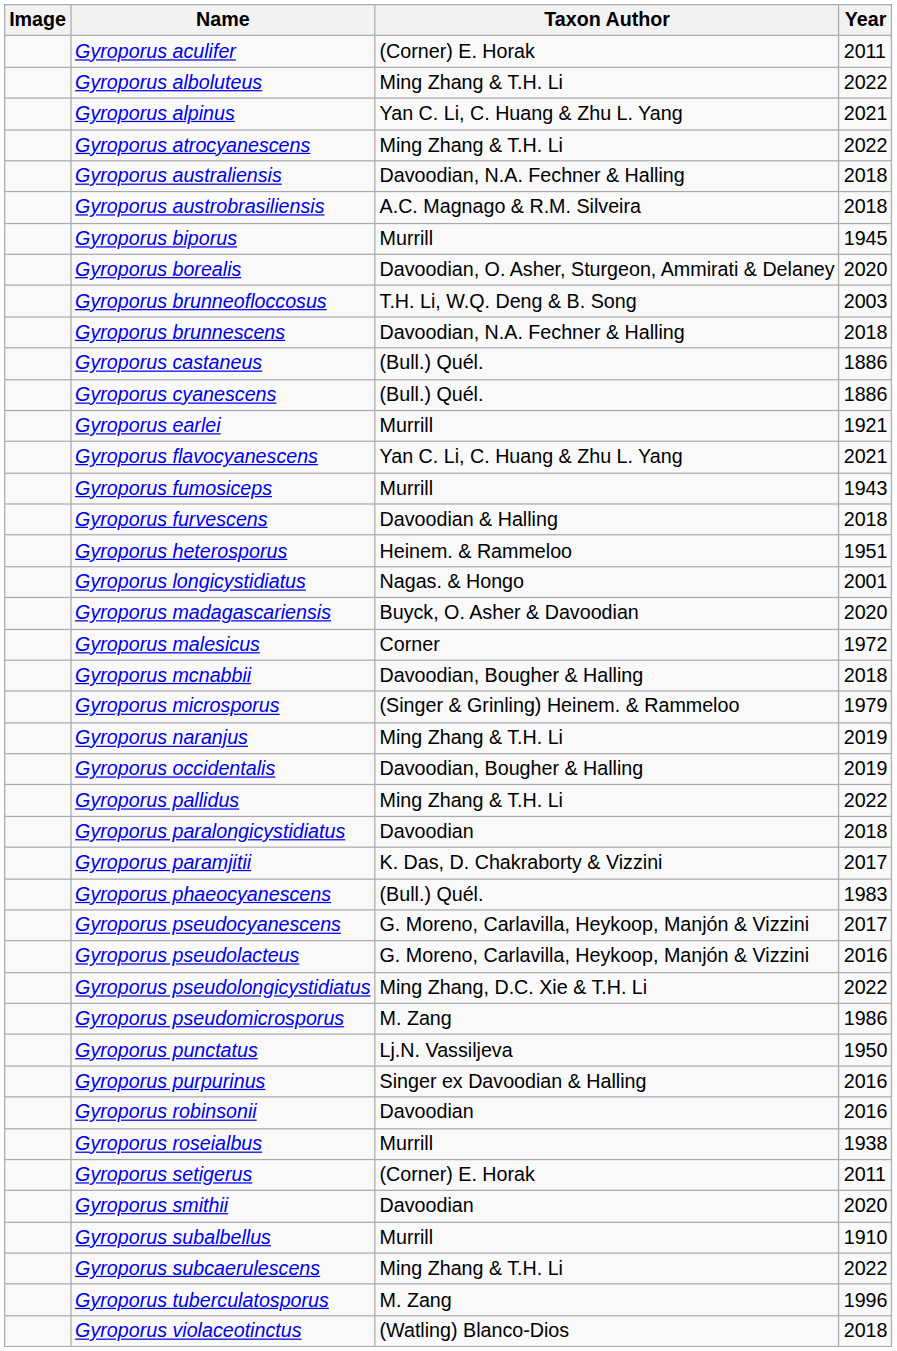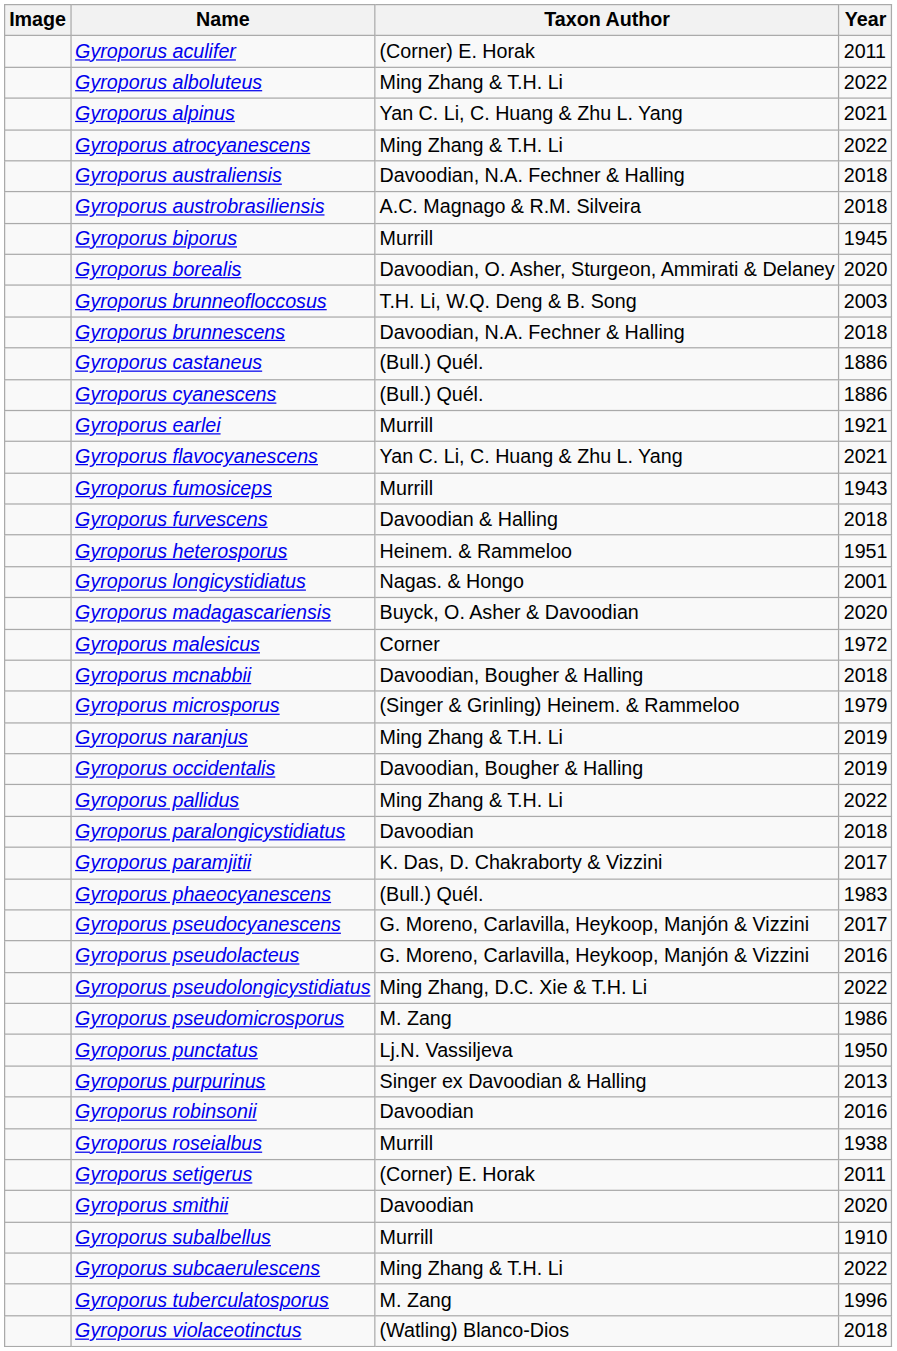(866, 1081) 2016 -> (866, 1081) 2013
